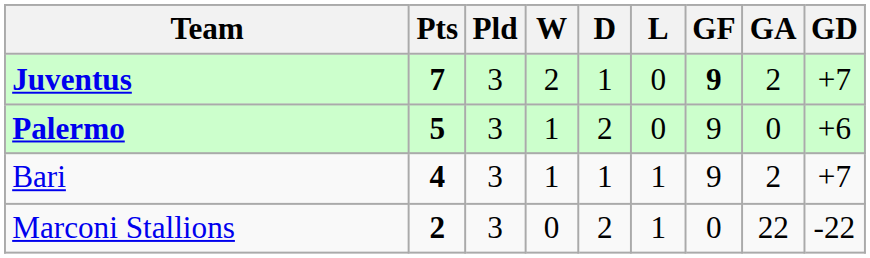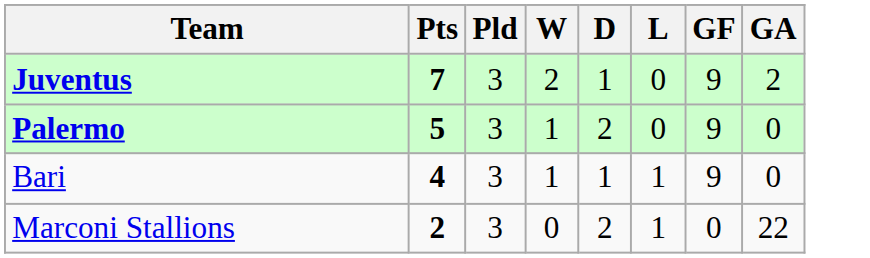- column: (834, 29)
(714, 78) bold -> (714, 78) normal
(773, 177) 2 -> (773, 177) 0
